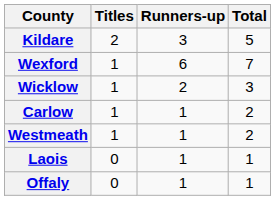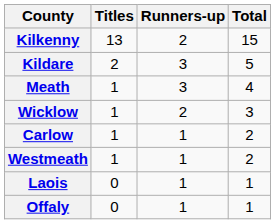+ row: (48, 40)
- row: (48, 64)
+ row: (48, 87)
